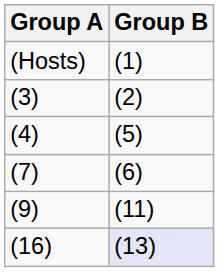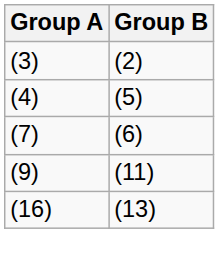- row: (48, 60)
(135, 246) lavender background -> (135, 209) no background
